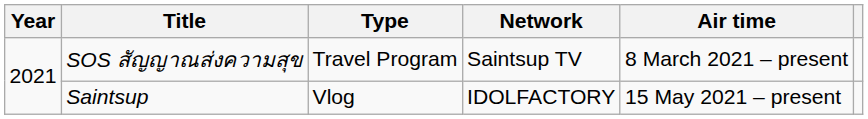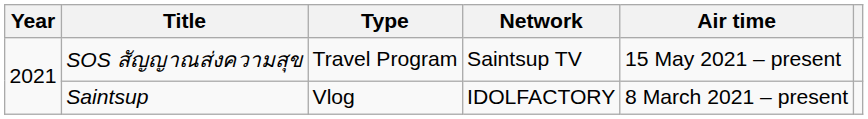(737, 59) 8 March 2021 – present -> (733, 59) 15 May 2021 – present
(733, 97) 15 May 2021 – present -> (737, 97) 8 March 2021 – present
